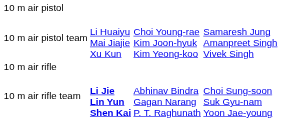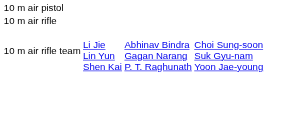- row: (46, 37)
(111, 102) bold -> (103, 56) normal
